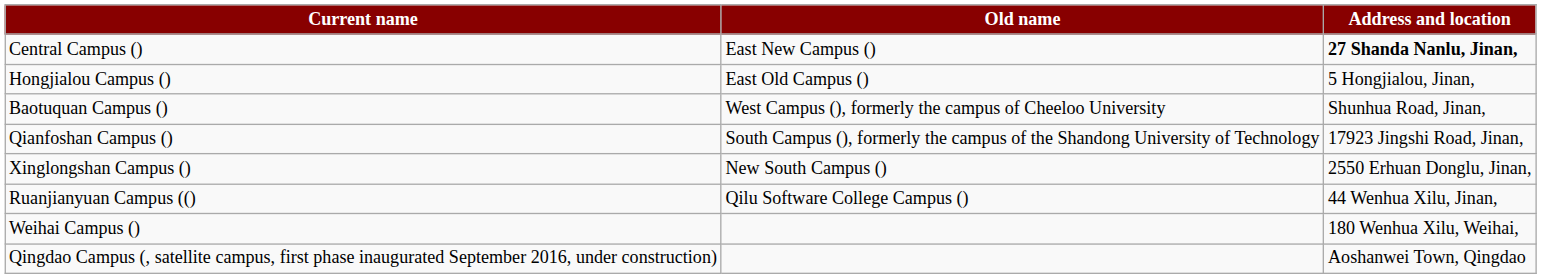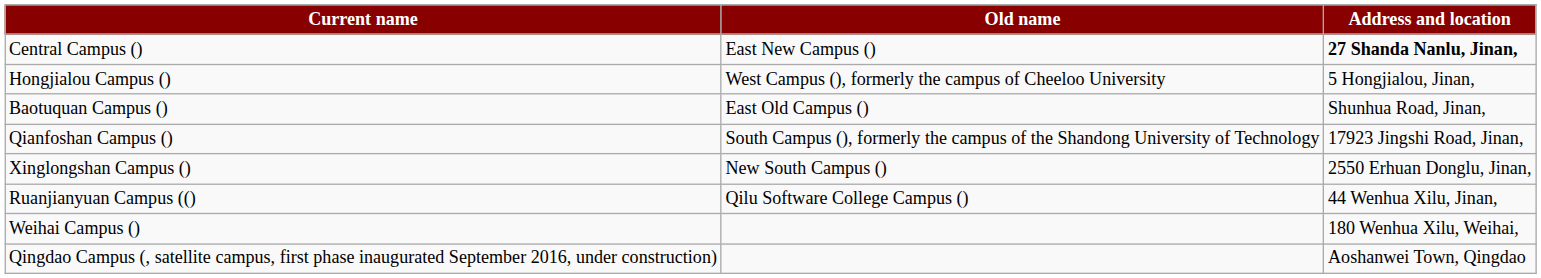(797, 78) East Old Campus () -> (945, 78) West Campus (), formerly the campus of Cheeloo University
(945, 108) West Campus (), formerly the campus of Cheeloo University -> (797, 108) East Old Campus ()
